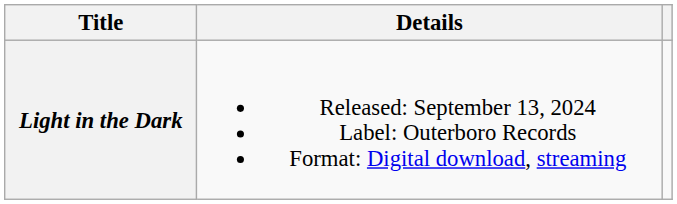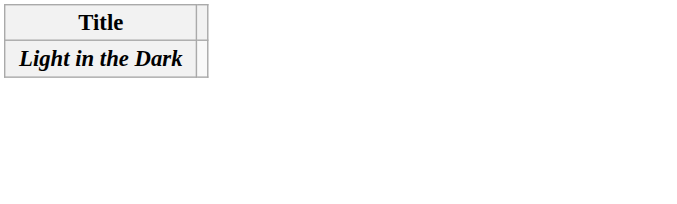- column: (429, 22)
